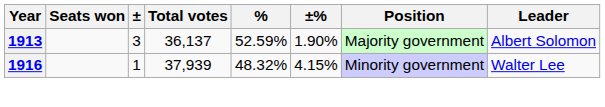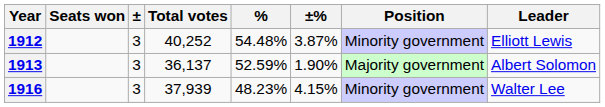+ row: (25, 41)
(137, 65) 1 -> (137, 89) 3
(261, 65) 48.32% -> (261, 89) 48.23%
